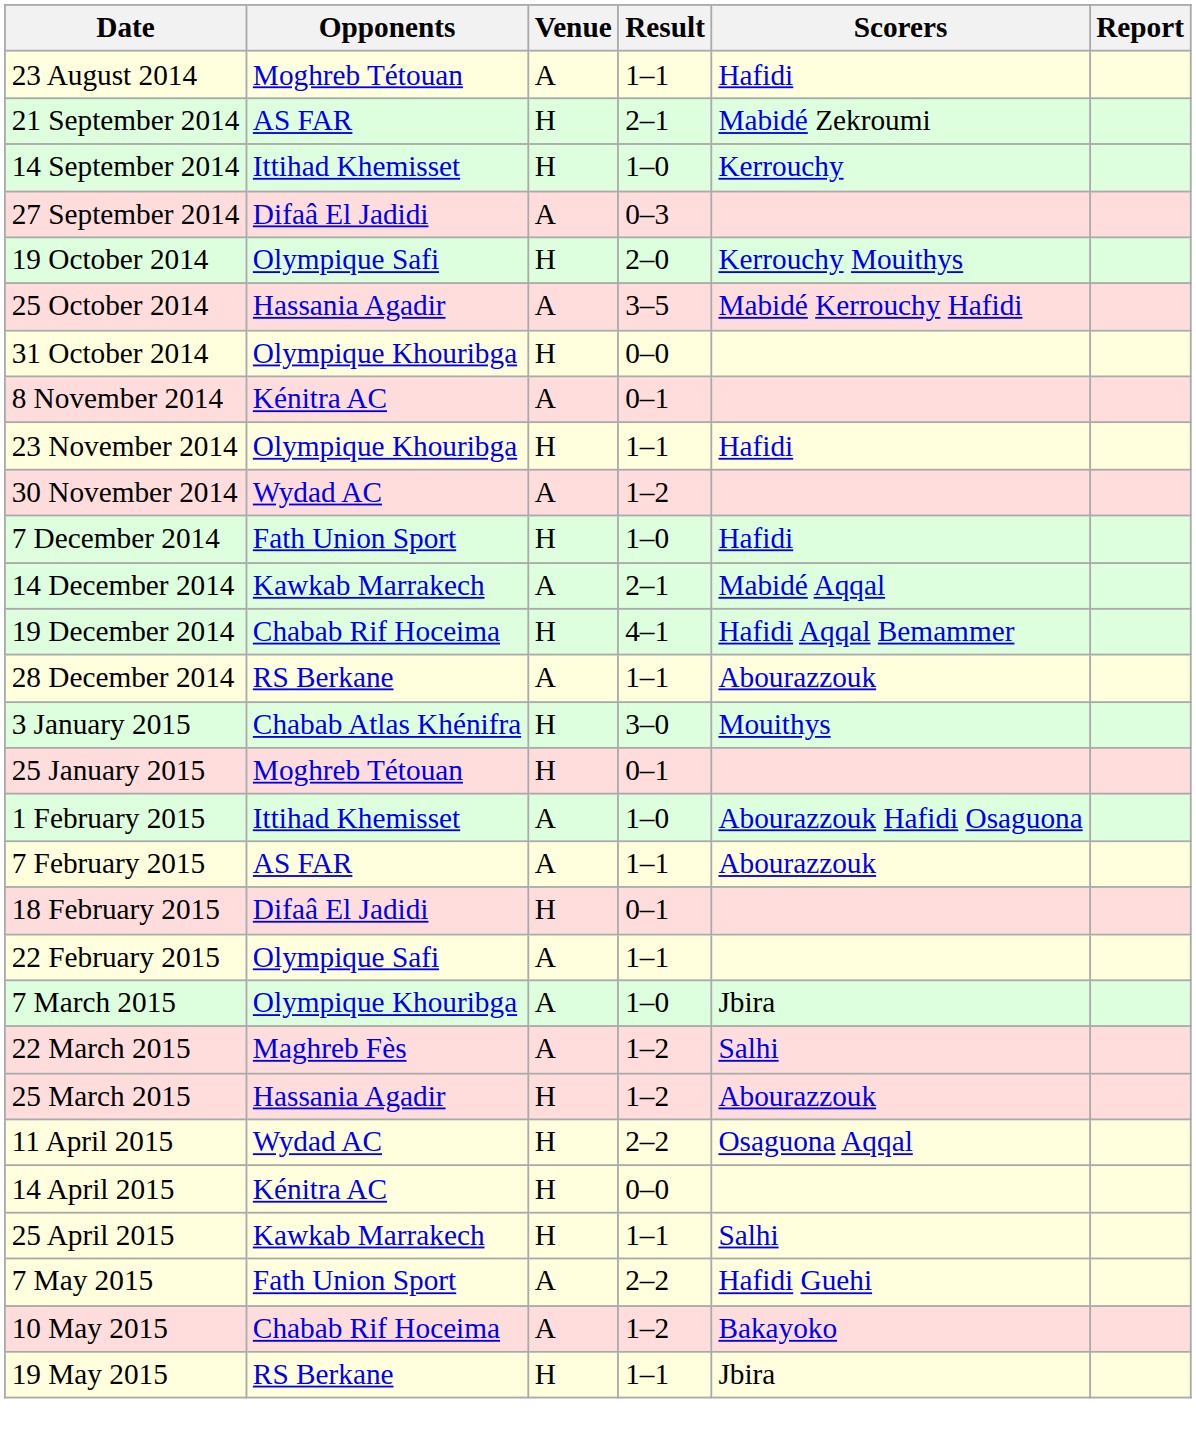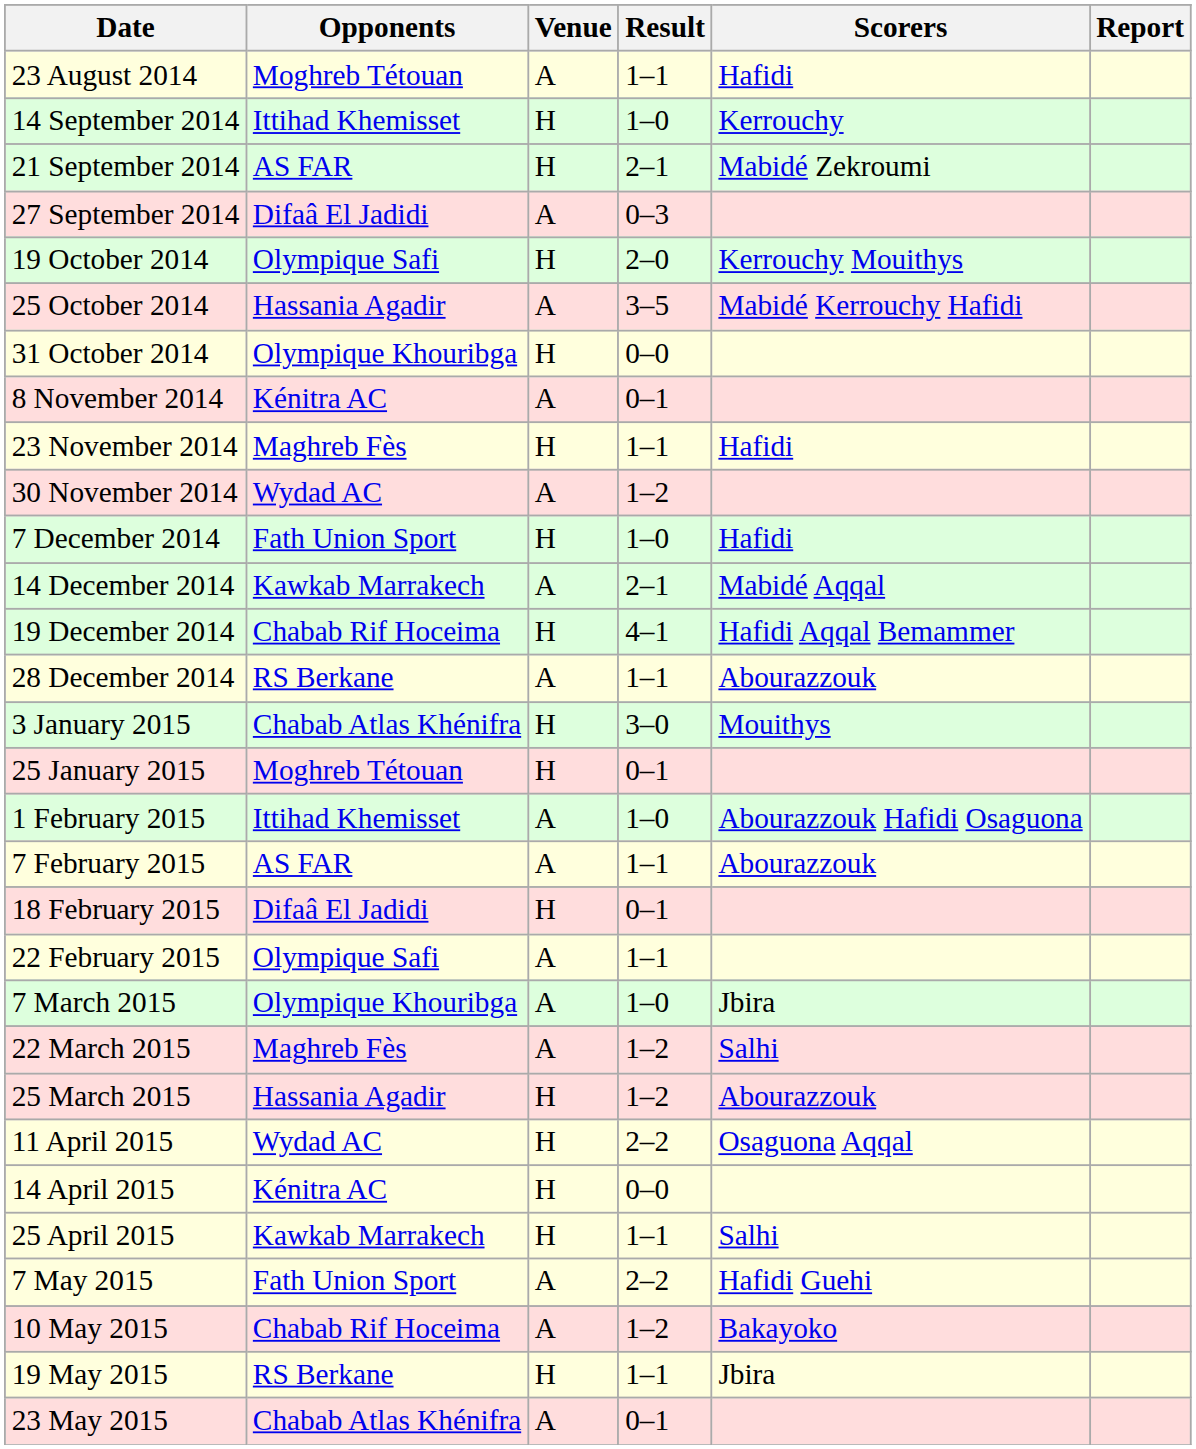rows swapped: (126, 167) <-> (126, 120)
(385, 445) Olympique Khouribga -> (330, 445) Maghreb Fès
+ row: (90, 1420)
